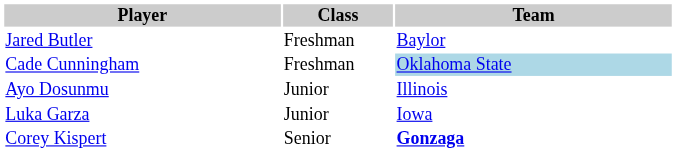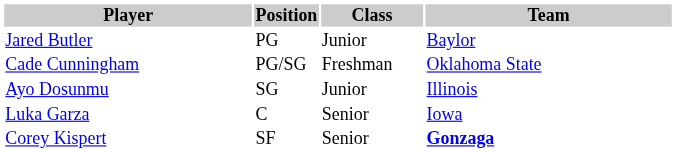+ column: (286, 15)
(319, 40) Freshman -> (344, 40) Junior
(454, 64) lightblue background -> (484, 64) no background
(306, 113) Junior -> (345, 113) Senior
